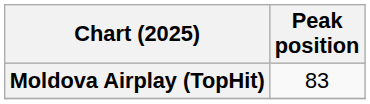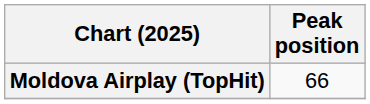(317, 80) 83 -> (317, 80) 66
